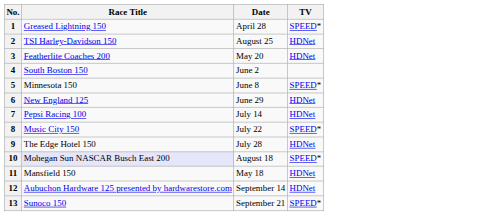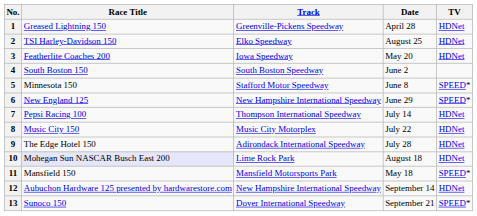+ column: (308, 12)
(305, 26) SPEED* -> (452, 26) HDNet
(302, 100) HDNet -> (455, 100) SPEED*
(305, 130) SPEED* -> (452, 130) HDNet
(305, 159) SPEED* -> (452, 159) HDNet
(302, 174) HDNet -> (455, 174) SPEED*
